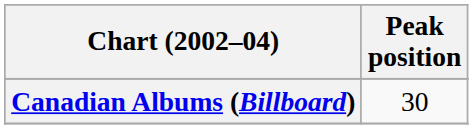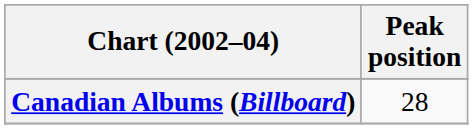(415, 100) 30 -> (415, 100) 28
